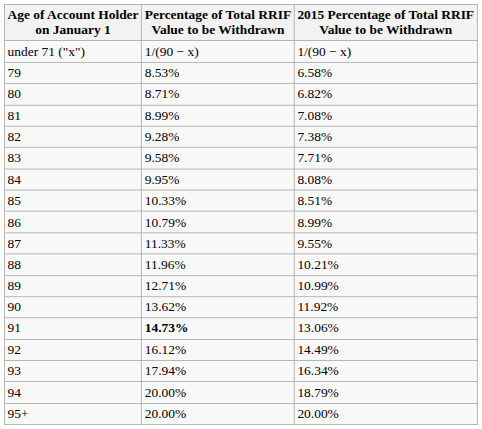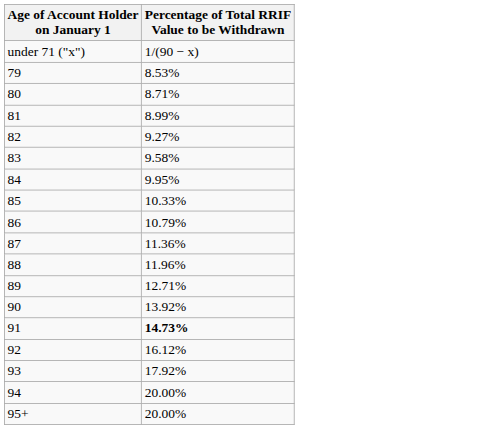- column: (386, 22)
(162, 136) 9.28% -> (162, 136) 9.27%
(165, 243) 11.33% -> (165, 243) 11.36%
(165, 307) 13.62% -> (165, 307) 13.92%
(165, 371) 17.94% -> (165, 371) 17.92%
